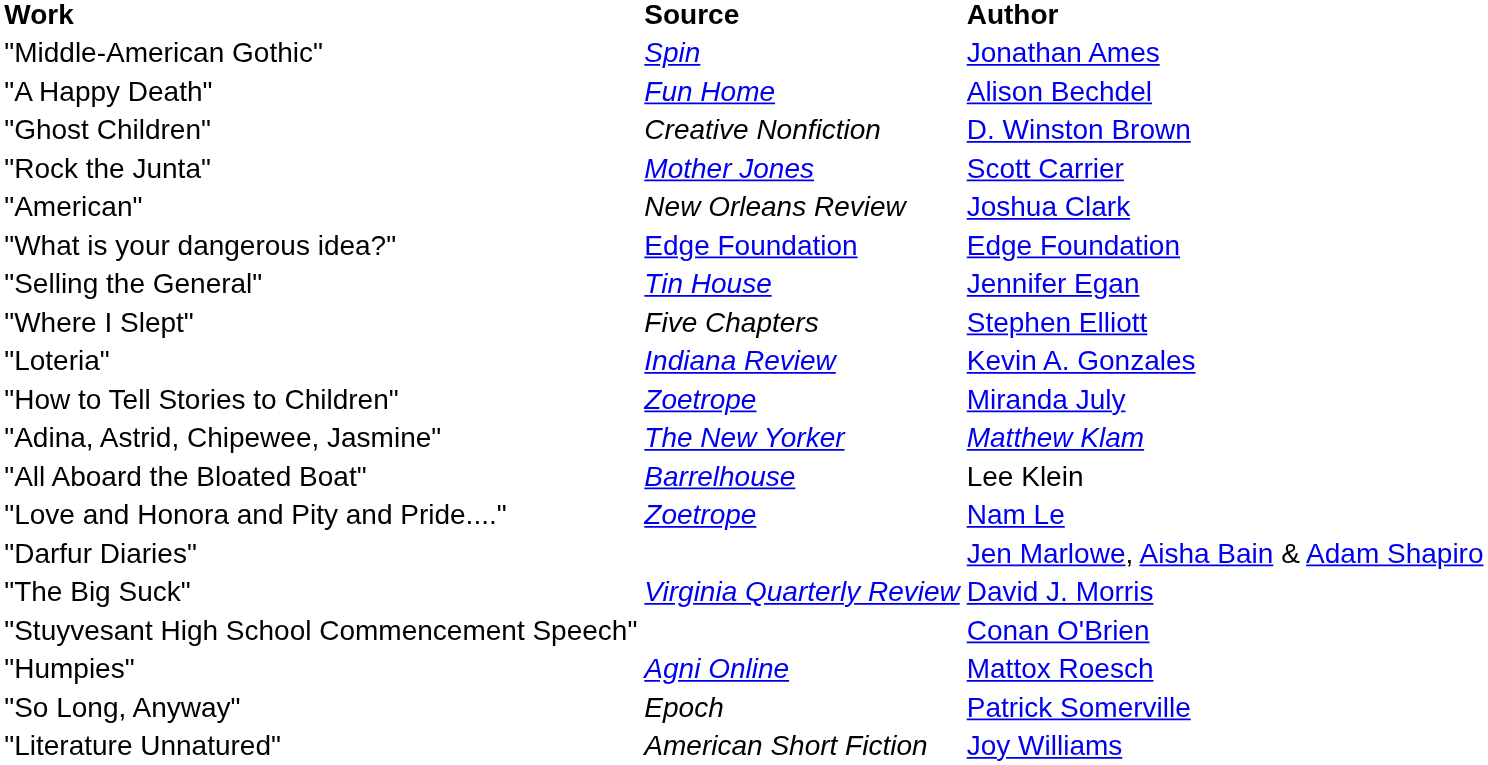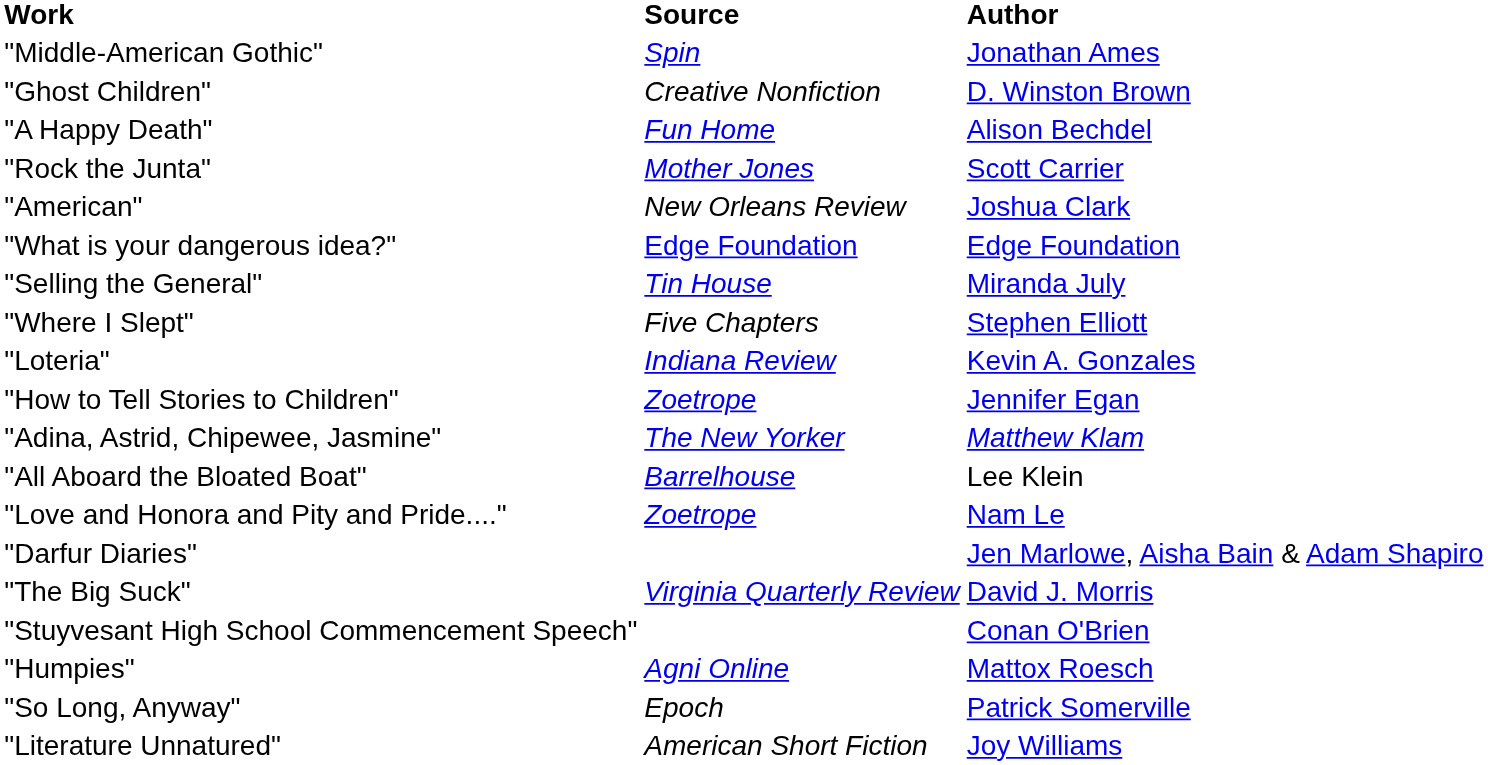rows swapped: (108, 91) <-> (108, 130)
(1053, 284) Jennifer Egan -> (1046, 284) Miranda July
(1046, 399) Miranda July -> (1053, 399) Jennifer Egan
